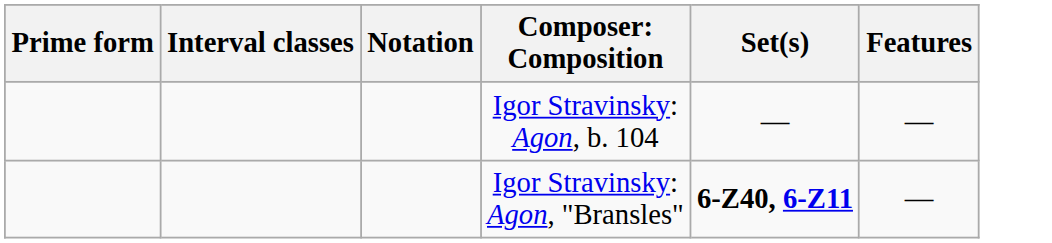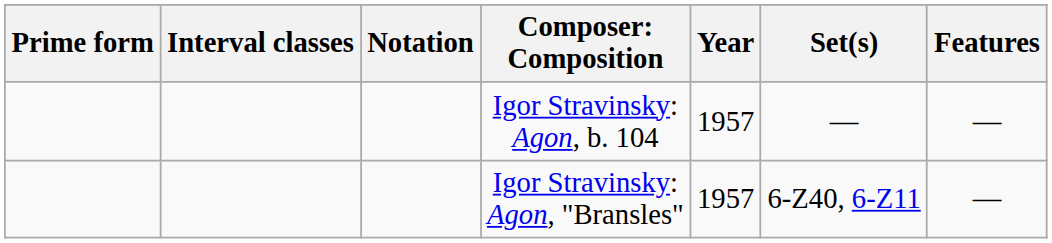+ column: (726, 43)
(775, 198) bold -> (844, 198) normal
